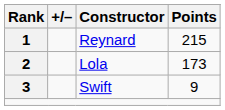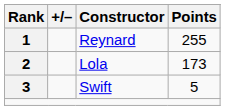(194, 40) 215 -> (194, 40) 255
(194, 87) 9 -> (194, 87) 5
